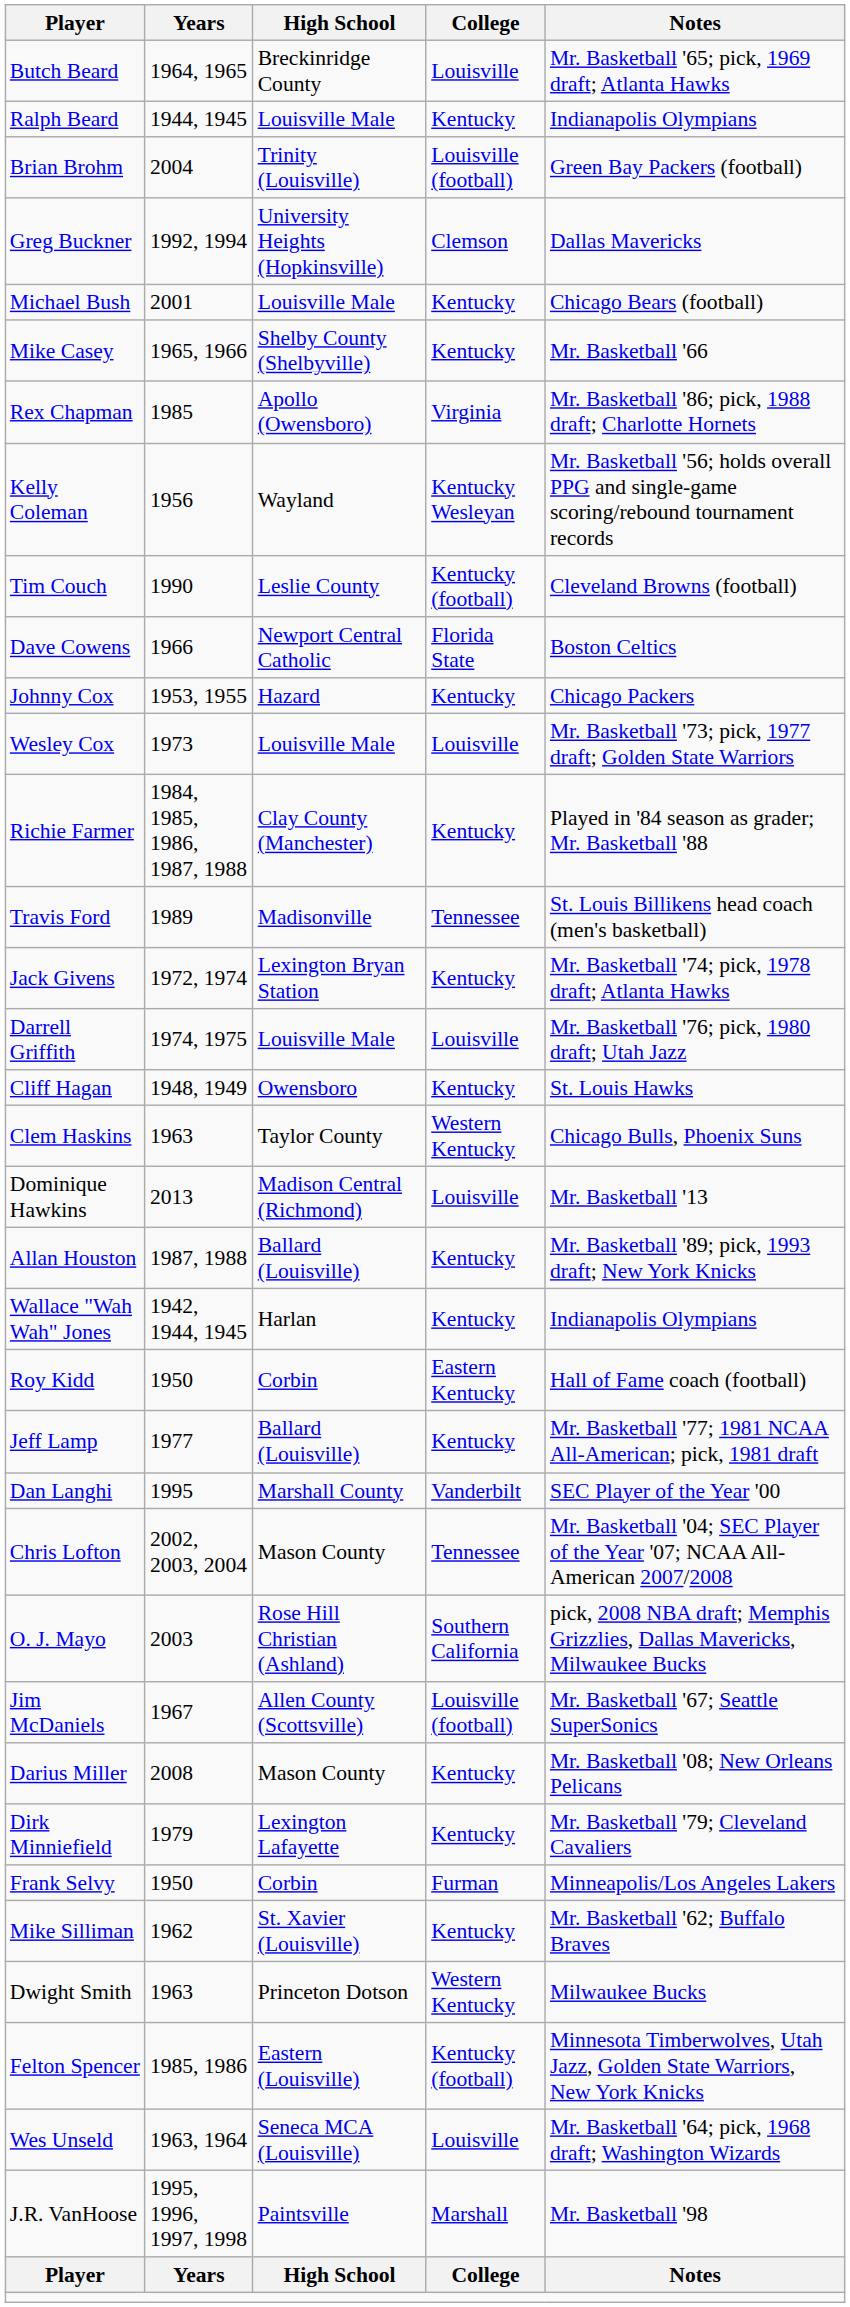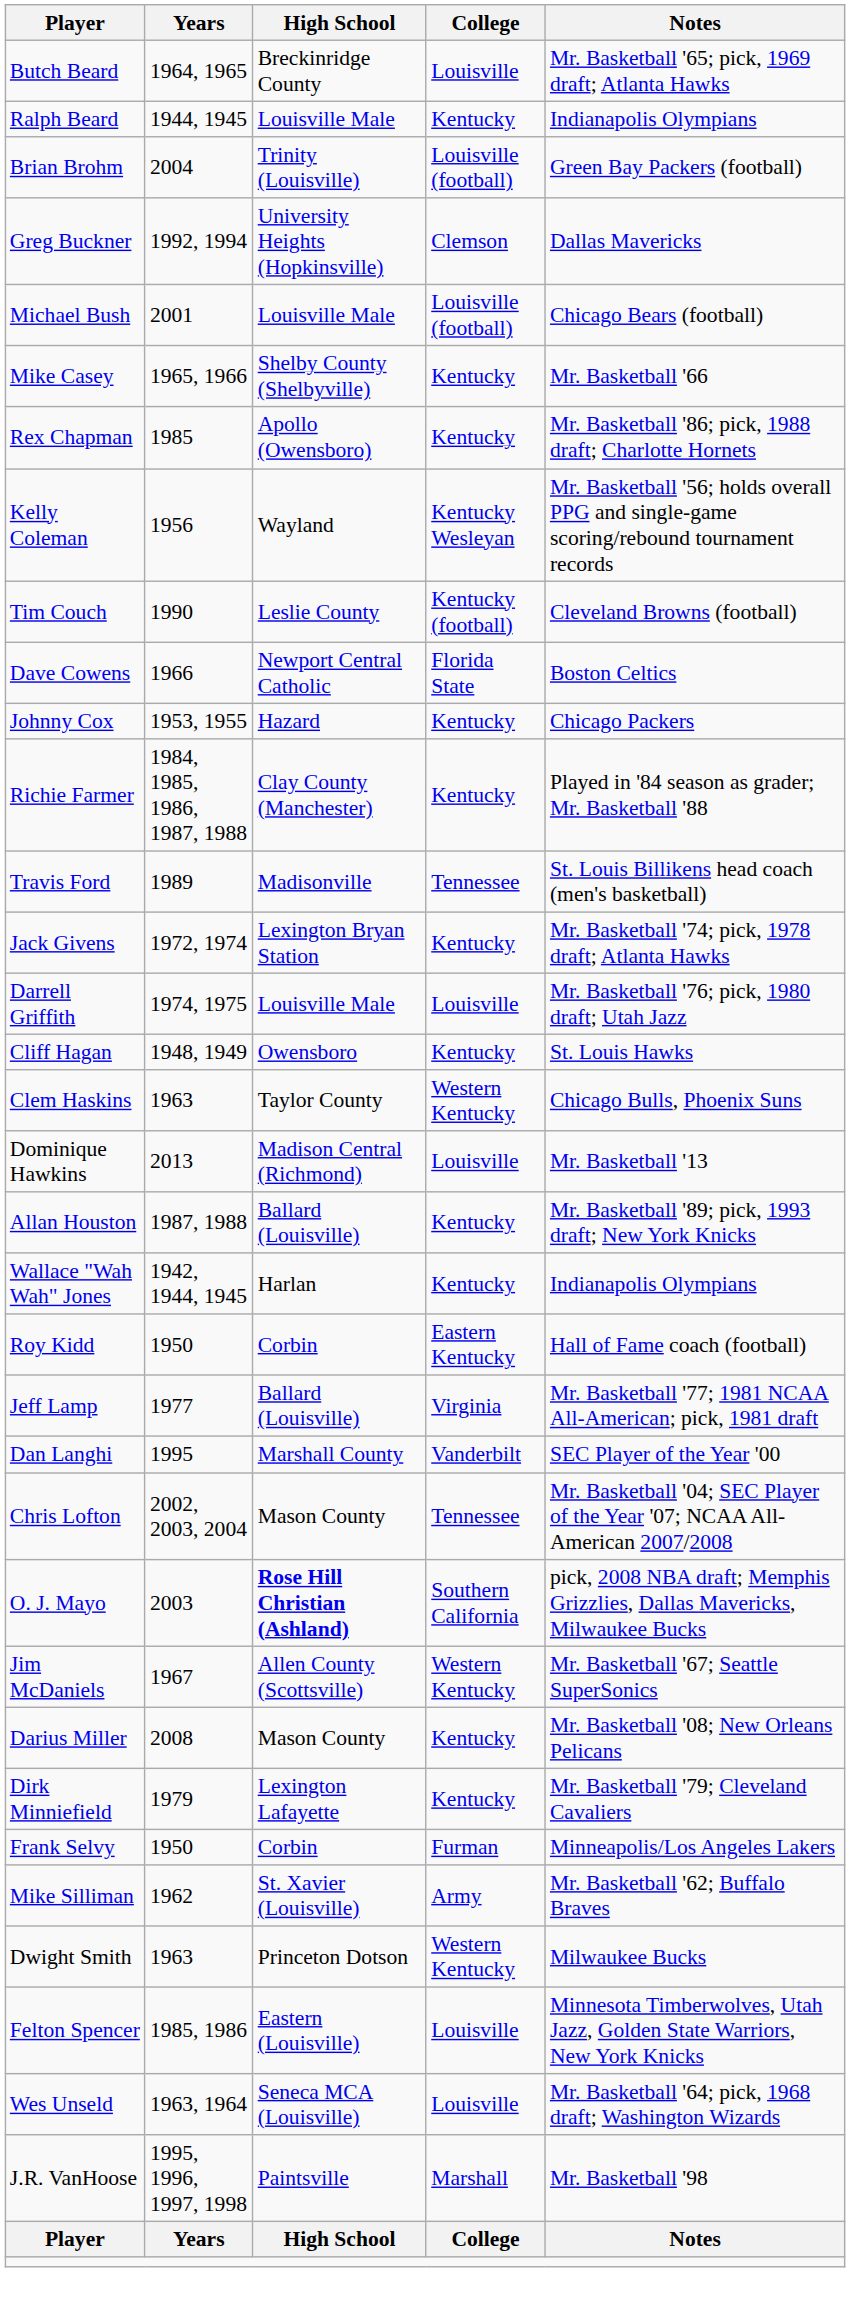(473, 302) Kentucky -> (475, 315) Louisville (football)
(466, 411) Virginia -> (473, 437) Kentucky
- row: (62, 743)
(473, 1441) Kentucky -> (466, 1405) Virginia
(301, 1637) normal -> (303, 1602) bold
(475, 1711) Louisville (football) -> (473, 1676) Western Kentucky
(473, 1930) Kentucky -> (456, 1895) Army
(473, 2065) Kentucky (football) -> (475, 2030) Louisville
